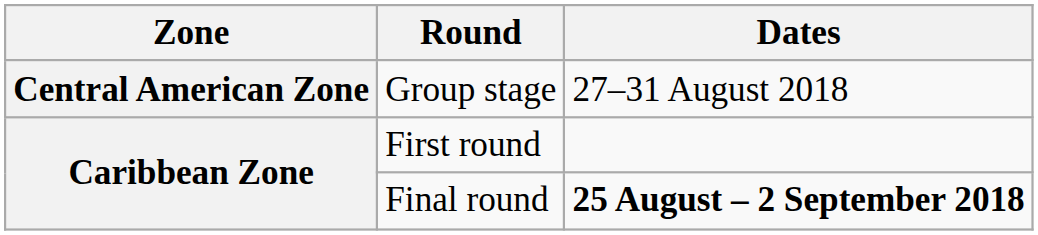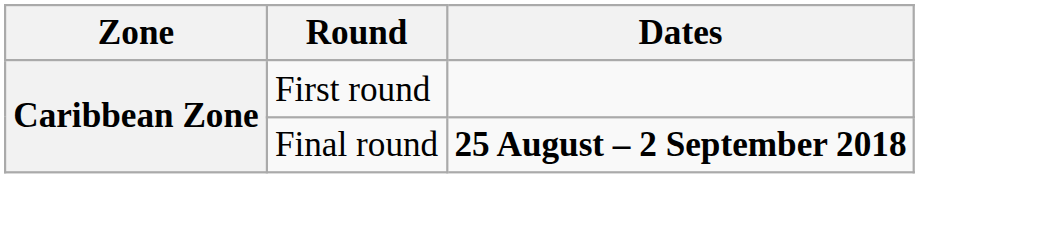- row: (471, 88)
